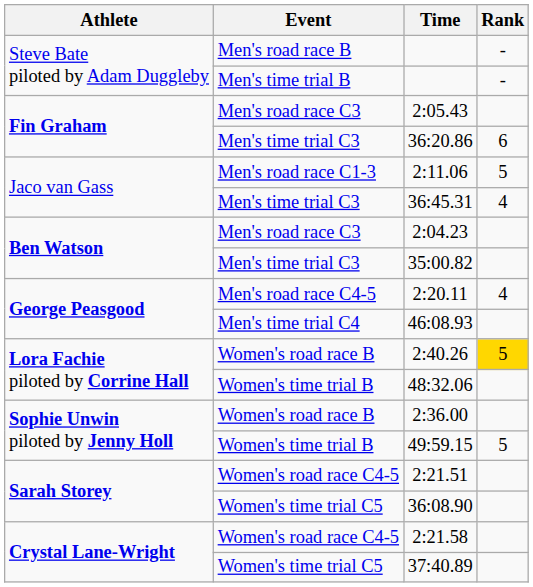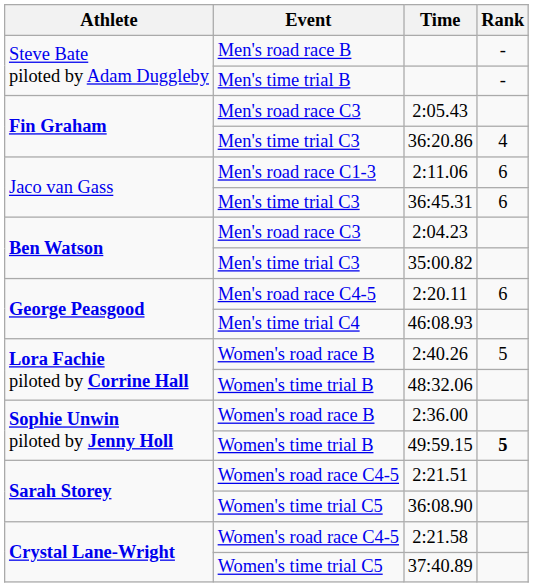(503, 141) 6 -> (503, 141) 4
(503, 172) 5 -> (503, 172) 6
(503, 202) 4 -> (503, 202) 6
(503, 293) 4 -> (503, 293) 6
(503, 354) gold background -> (503, 354) no background
(503, 445) normal -> (503, 445) bold
